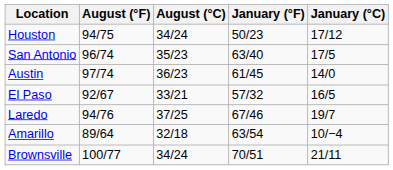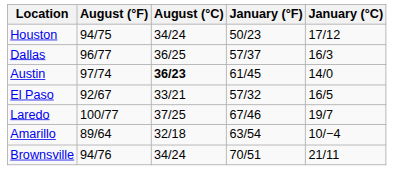- row: (42, 54)
+ row: (28, 54)
(172, 74) normal -> (170, 74) bold
(98, 114) 94/76 -> (99, 114) 100/77
(101, 154) 100/77 -> (96, 154) 94/76
